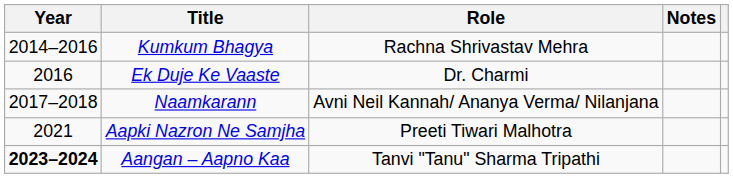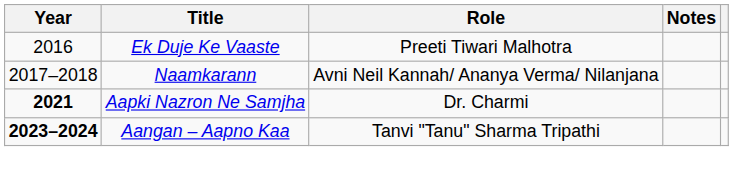- row: (205, 46)
(486, 74) Dr. Charmi -> (486, 46) Preeti Tiwari Malhotra
(53, 131) normal -> (53, 103) bold
(486, 131) Preeti Tiwari Malhotra -> (486, 103) Dr. Charmi
